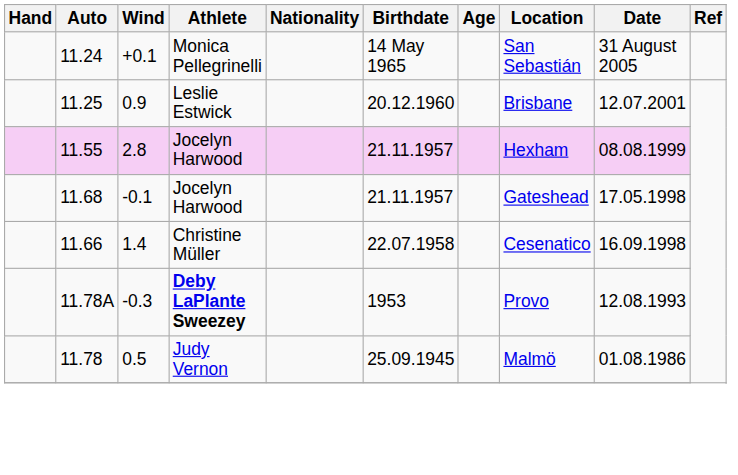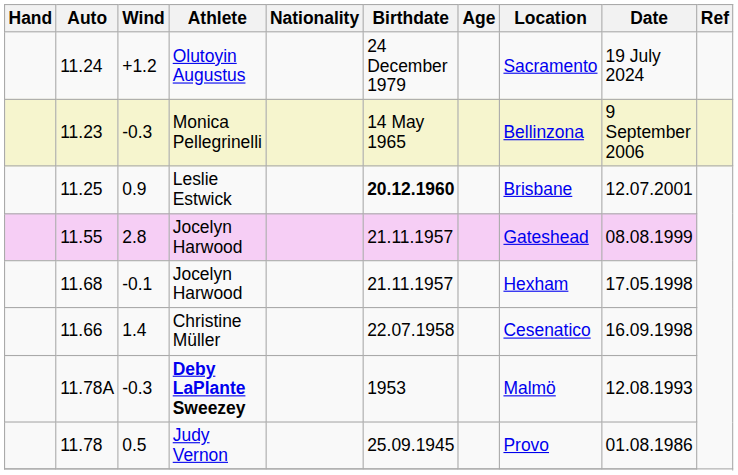+ row: (81, 65)
+ row: (81, 132)
- row: (81, 55)
(411, 103) normal -> (411, 189) bold
(536, 150) Hexham -> (546, 236) Gateshead
(546, 197) Gateshead -> (536, 284) Hexham
(526, 302) Provo -> (530, 388) Malmö
(530, 359) Malmö -> (526, 445) Provo
